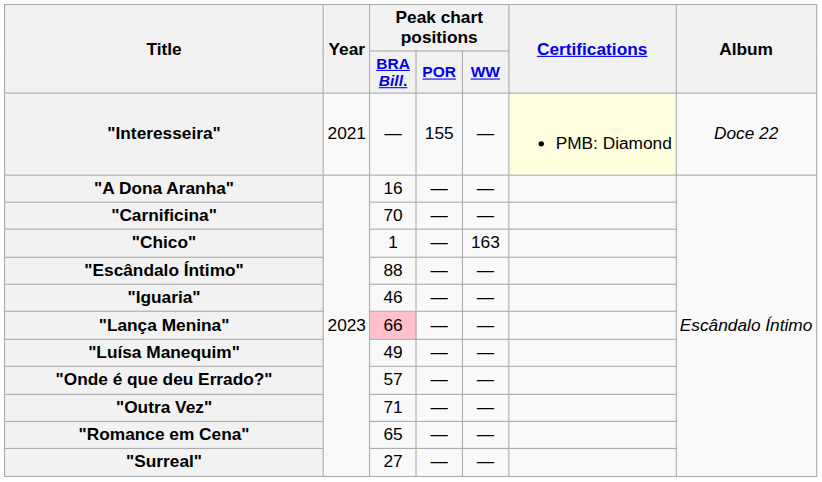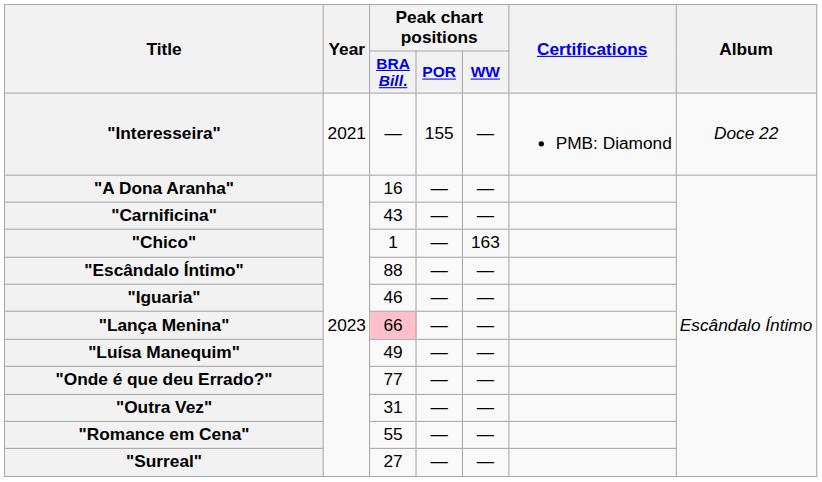(592, 144) lightyellow background -> (592, 144) no background
(393, 215) 70 -> (393, 215) 43
(393, 380) 57 -> (393, 380) 77
(393, 407) 71 -> (393, 407) 31
(393, 434) 65 -> (393, 434) 55
